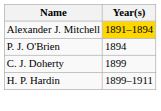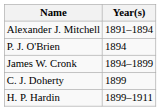(129, 30) gold background -> (129, 30) no background
+ row: (42, 64)
